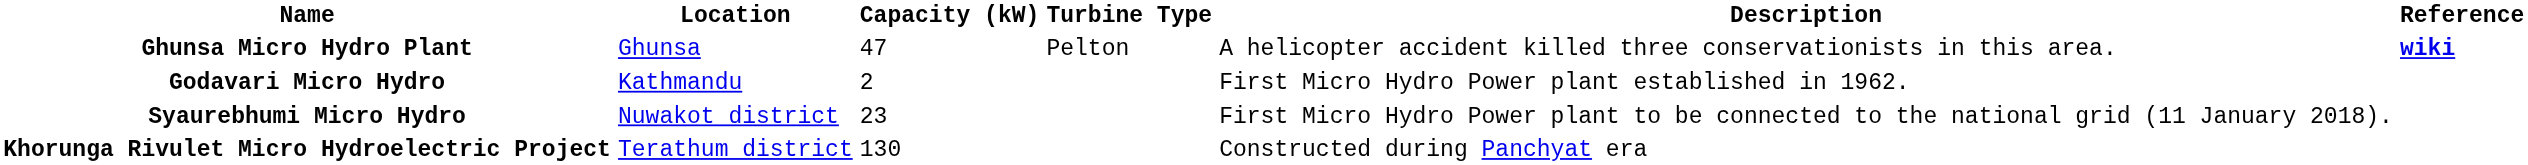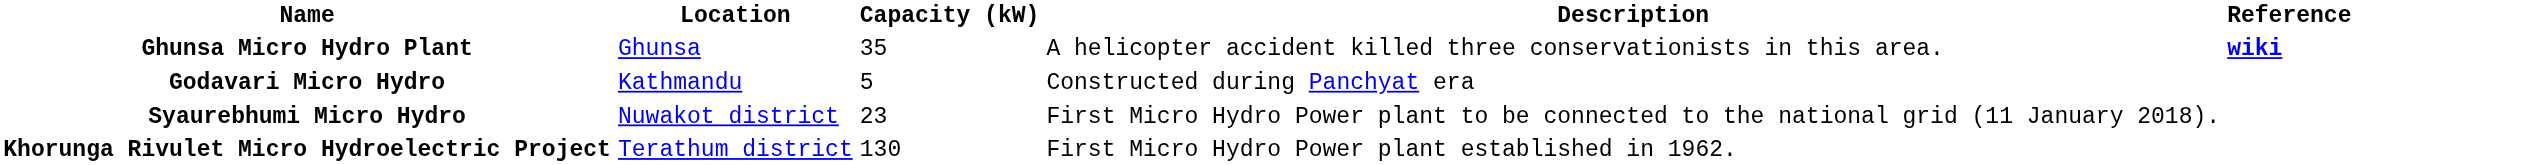- column: (1129, 16)
(874, 49) 47 -> (874, 49) 35
(867, 83) 2 -> (867, 83) 5
(1564, 83) First Micro Hydro Power plant established in 1962. -> (1260, 83) Constructed during Panchyat era
(1433, 150) Constructed during Panchyat era -> (1392, 150) First Micro Hydro Power plant established in 1962.
